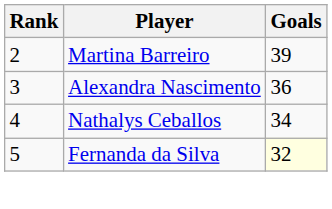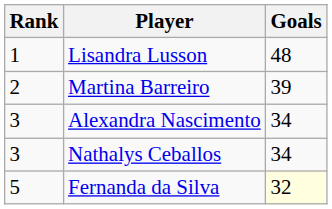+ row: (138, 54)
(281, 87) 36 -> (281, 120) 34
(15, 120) 4 -> (15, 154) 3
